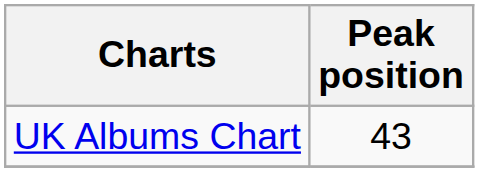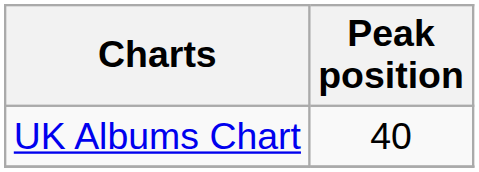(391, 135) 43 -> (391, 135) 40
